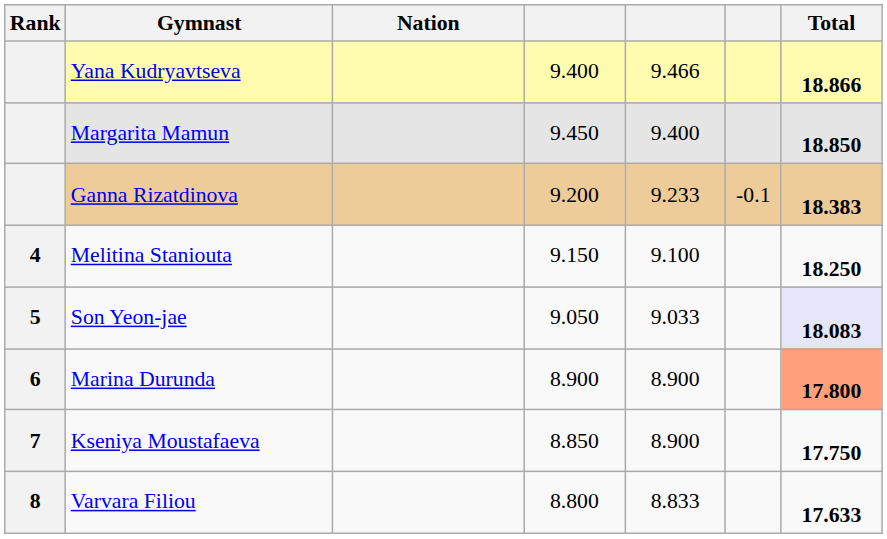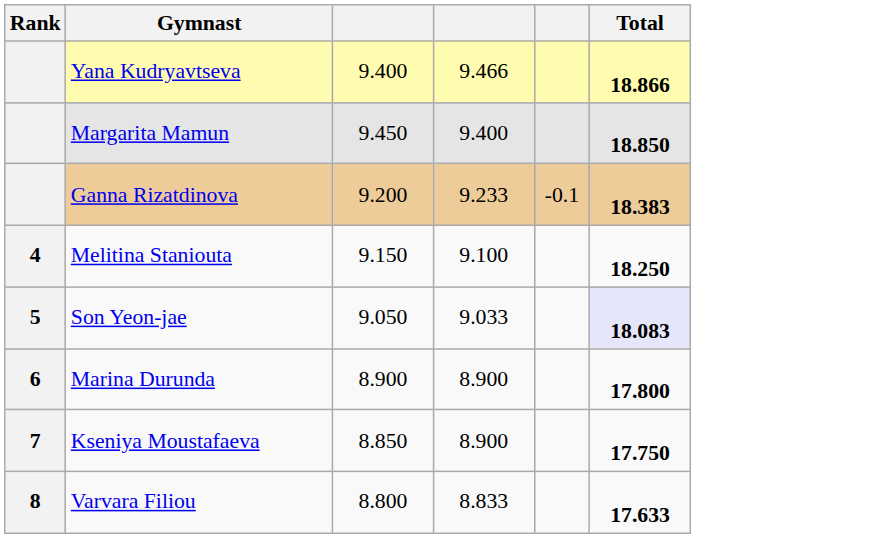- column: (428, 22)
(831, 392) lightsalmon background -> (640, 392) no background
